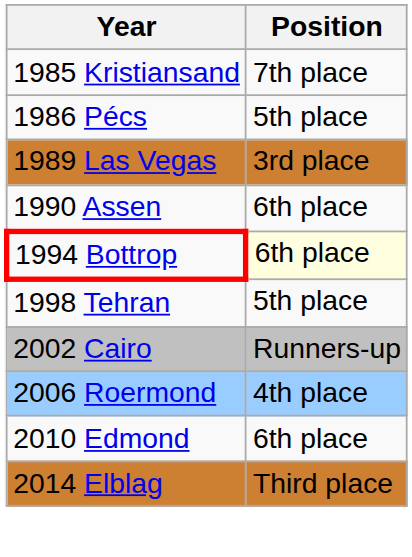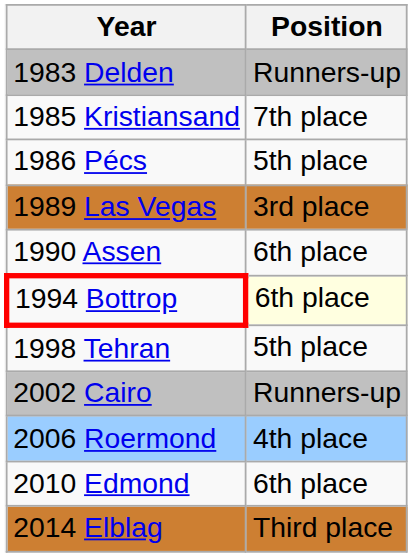+ row: (93, 71)
